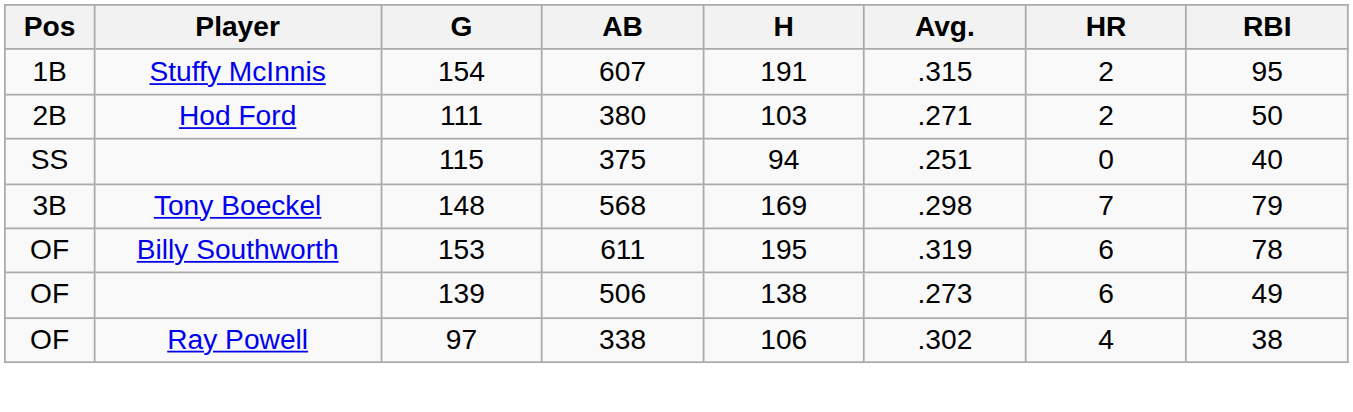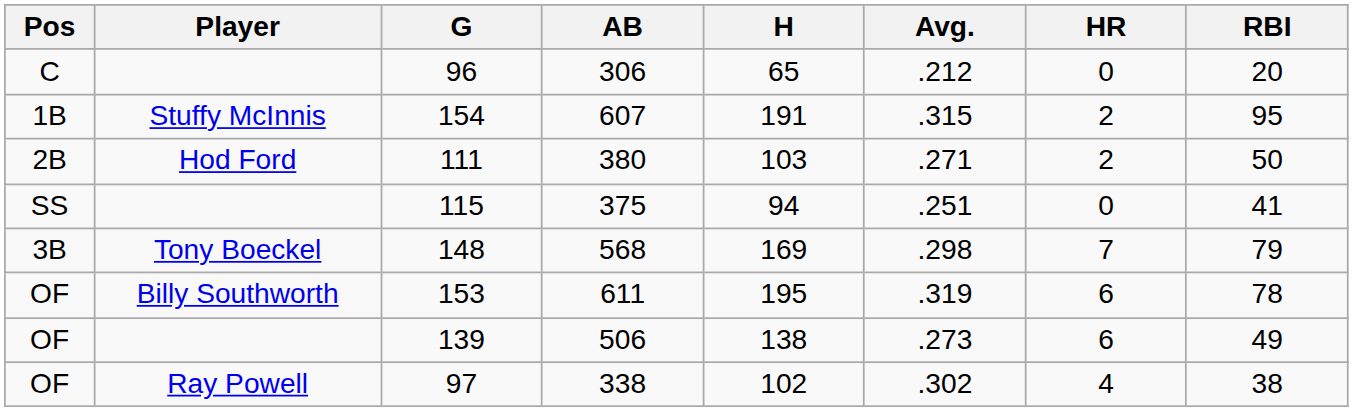+ row: (461, 71)
(1267, 160) 40 -> (1267, 205) 41
(784, 339) 106 -> (784, 384) 102
